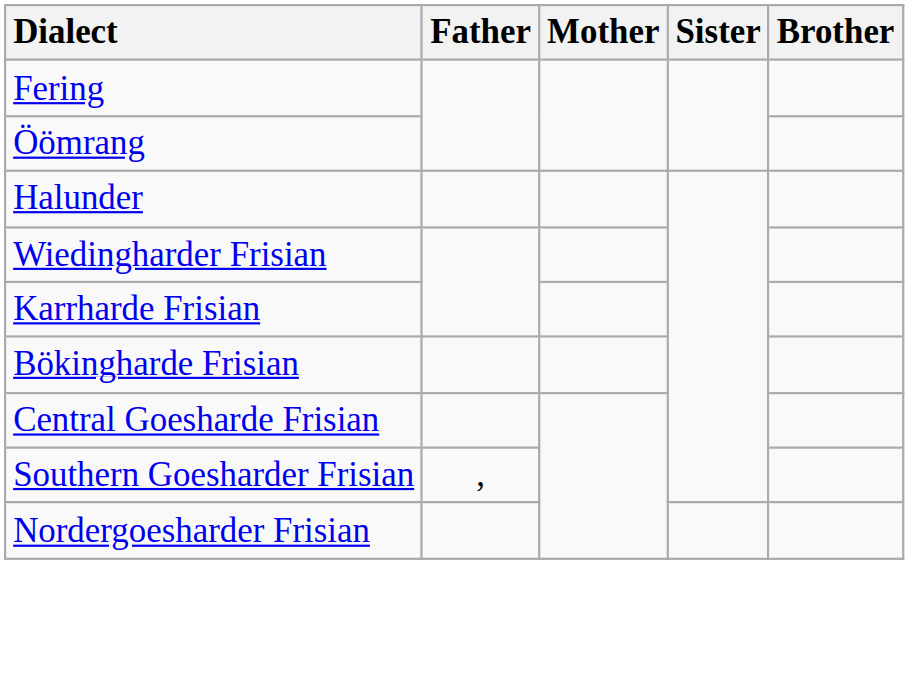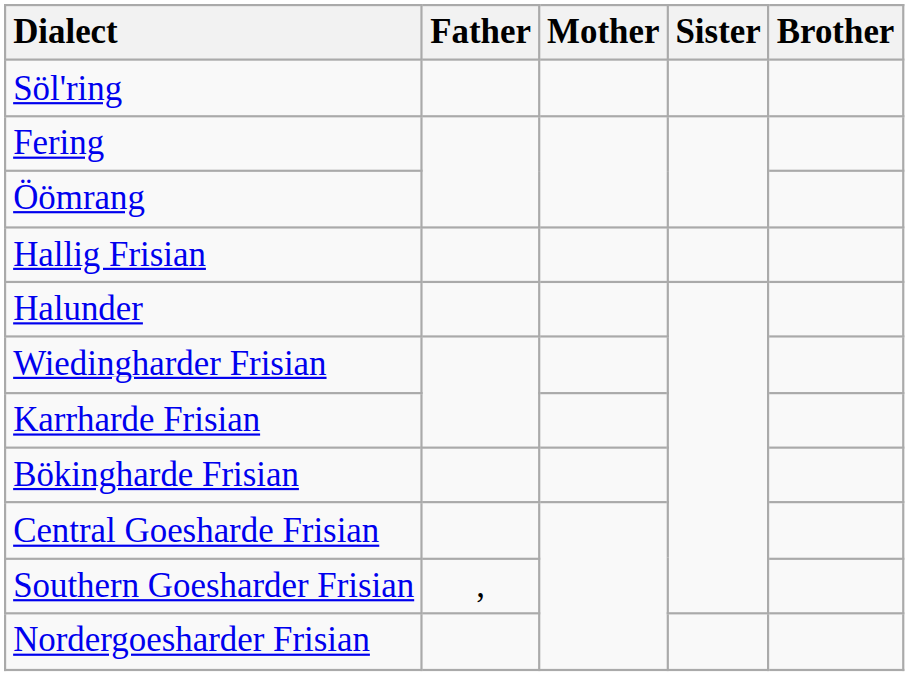+ row: (68, 87)
+ row: (110, 253)
